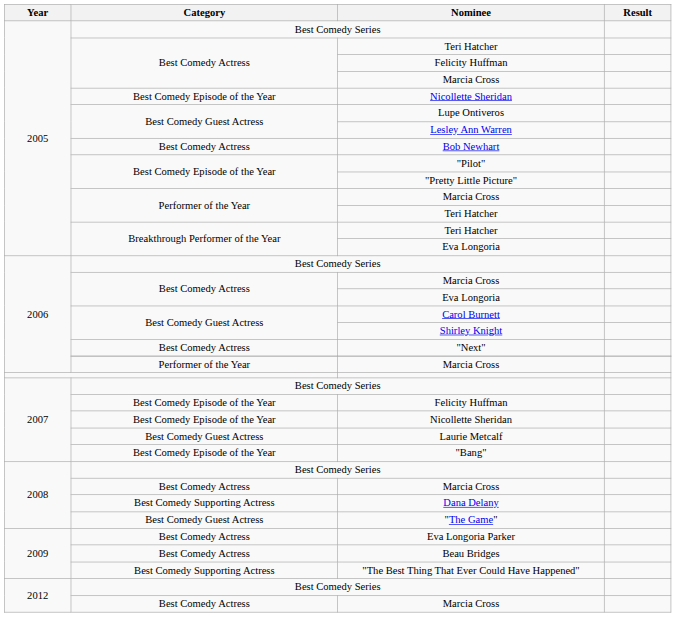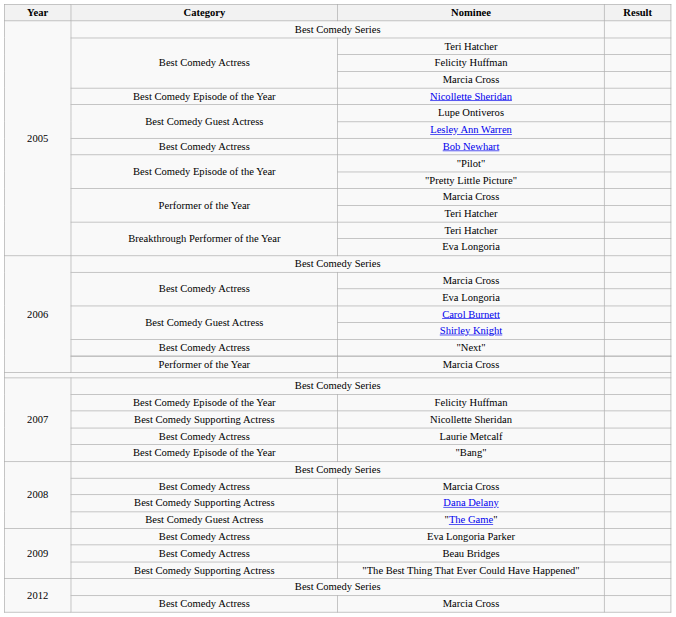(204, 419) Best Comedy Episode of the Year -> (204, 419) Best Comedy Supporting Actress
(204, 436) Best Comedy Guest Actress -> (204, 436) Best Comedy Actress
